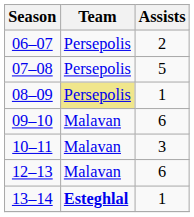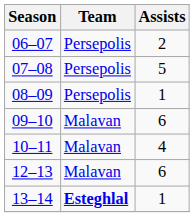(97, 95) khaki background -> (97, 95) no background
(162, 146) 3 -> (162, 146) 4
